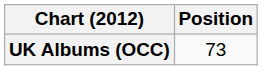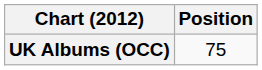(216, 49) 73 -> (216, 49) 75
